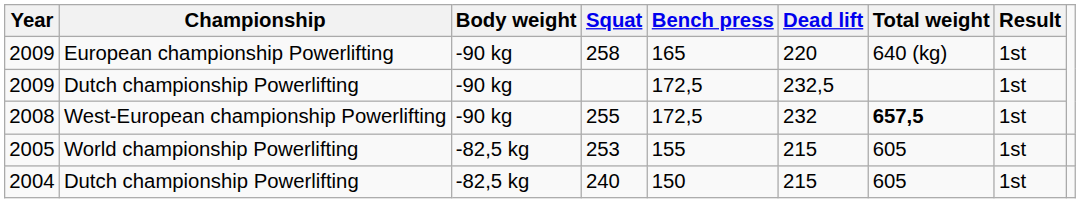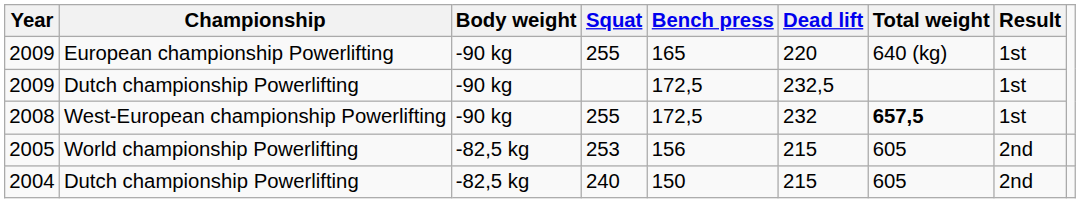(603, 52) 258 -> (603, 52) 255
(669, 149) 155 -> (669, 149) 156
(1013, 149) 1st -> (1016, 149) 2nd
(1013, 181) 1st -> (1016, 181) 2nd
